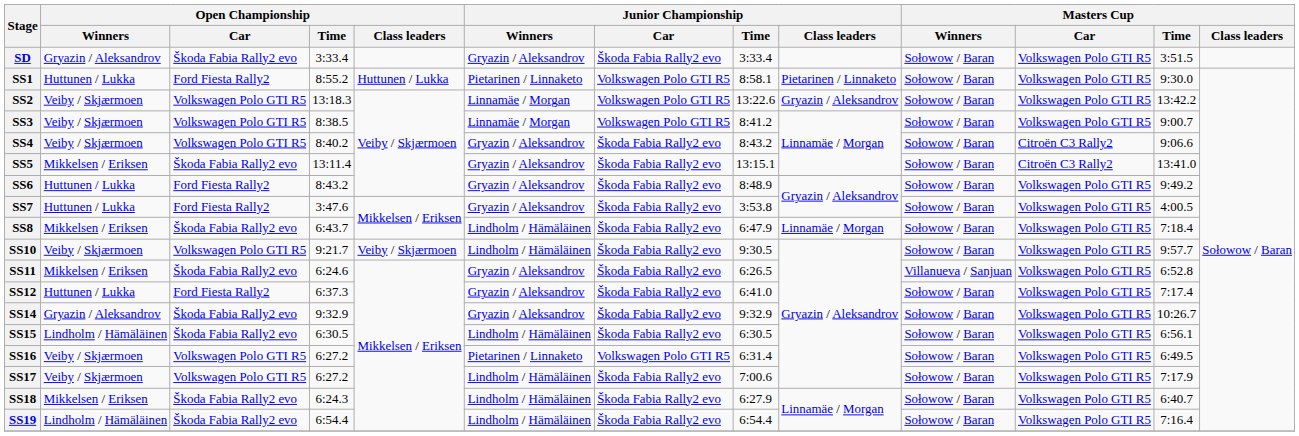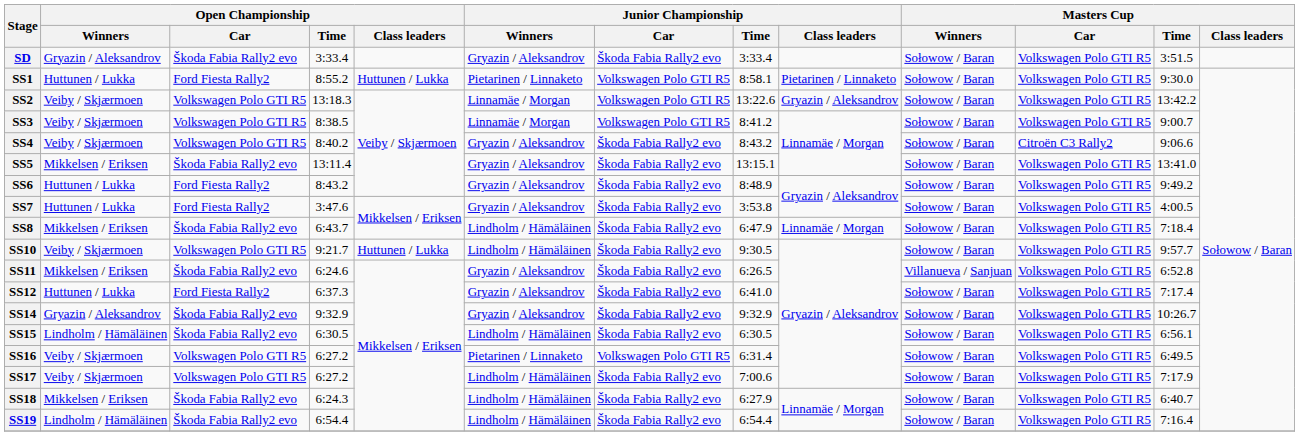(1065, 163) Citroën C3 Rally2 -> (1084, 163) Volkswagen Polo GTI R5
(407, 249) Veiby / Skjærmoen -> (403, 249) Huttunen / Lukka
